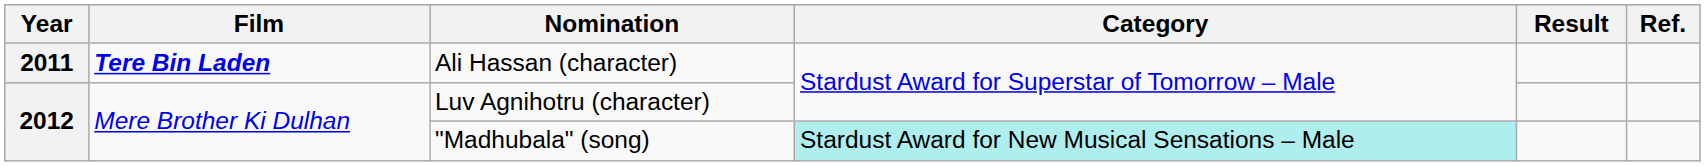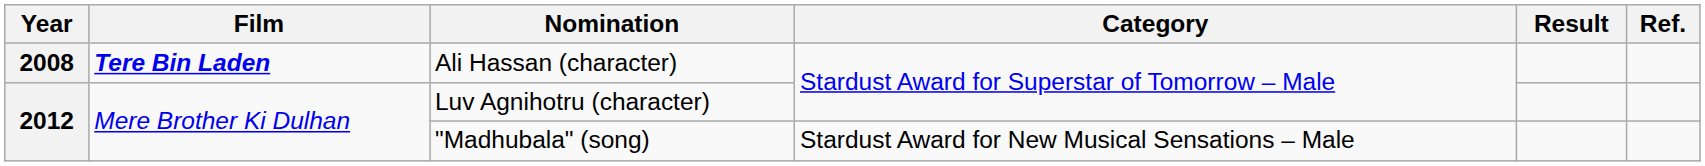(47, 62) 2011 -> (47, 62) 2008
(1077, 140) paleturquoise background -> (1077, 140) no background
